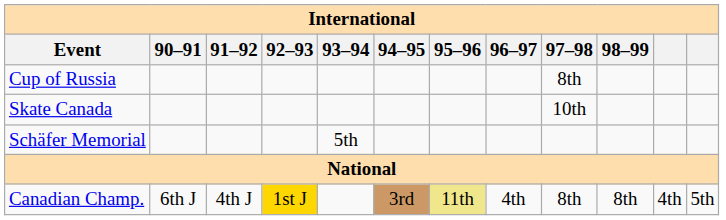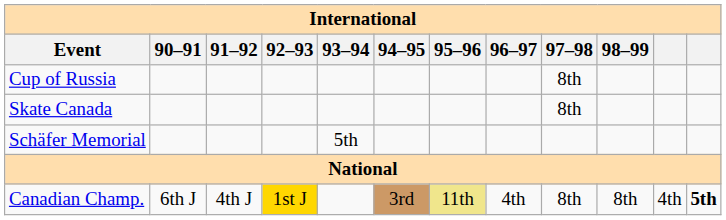(569, 109) 10th -> (569, 109) 8th
(702, 199) normal -> (704, 199) bold
